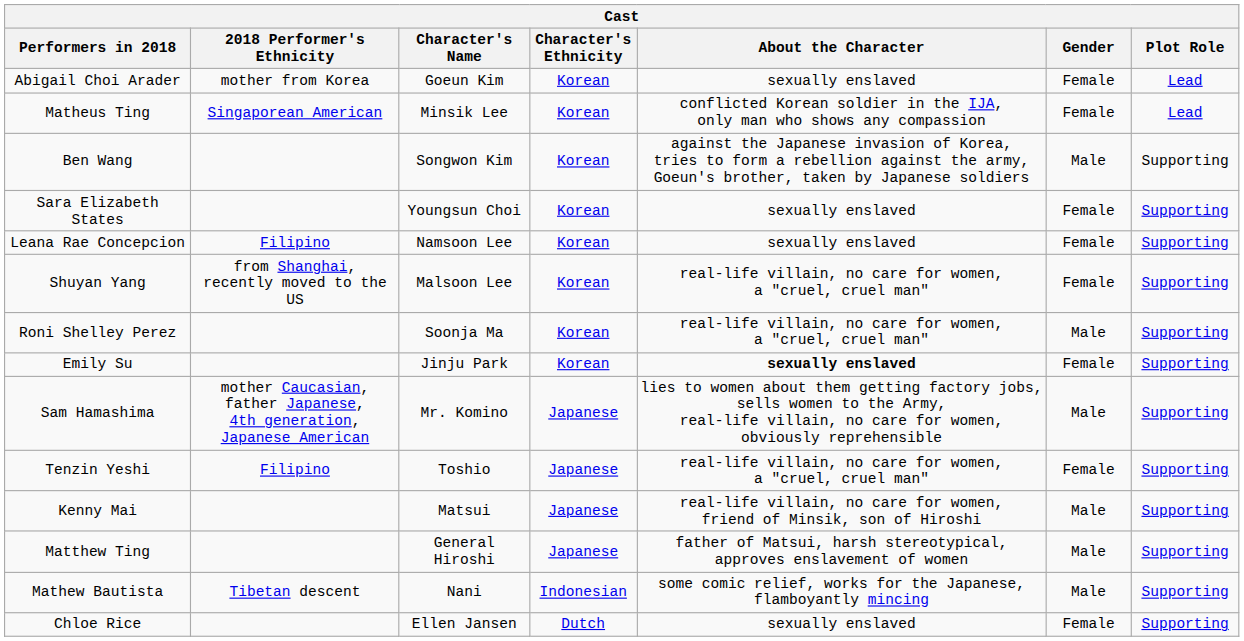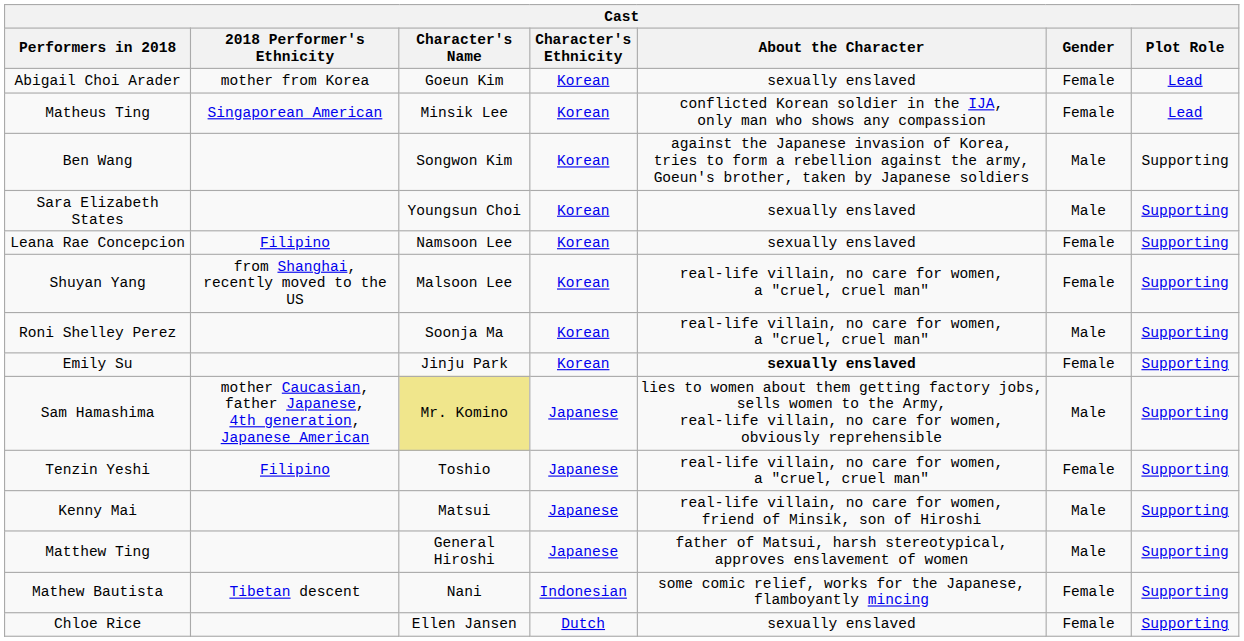(1089, 211) Female -> (1089, 211) Male
(464, 413) no background -> (464, 413) khaki background
(1089, 592) Male -> (1089, 592) Female
